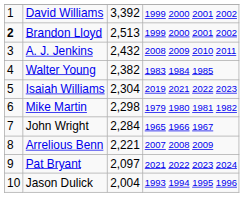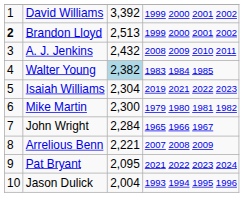(125, 70) no background -> (125, 70) lightblue background
(125, 107) 2,298 -> (125, 107) 2,300
(125, 164) 2,097 -> (125, 164) 2,095
